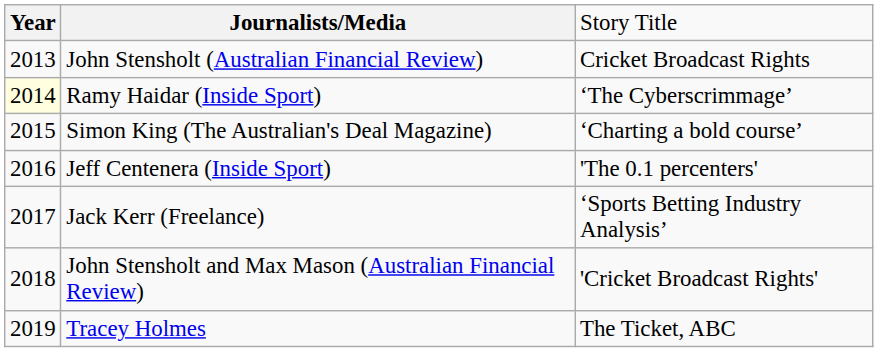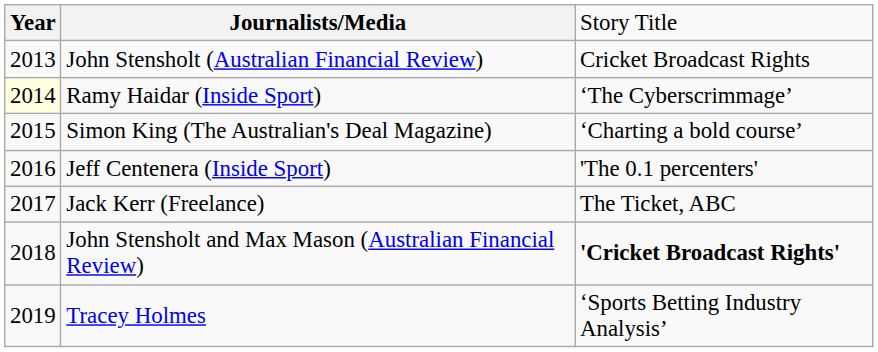(691, 216) ‘Sports Betting Industry Analysis’ -> (658, 204) The Ticket, ABC
(699, 278) normal -> (710, 253) bold
(658, 328) The Ticket, ABC -> (691, 315) ‘Sports Betting Industry Analysis’
